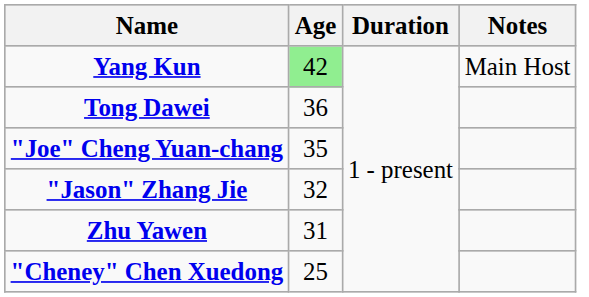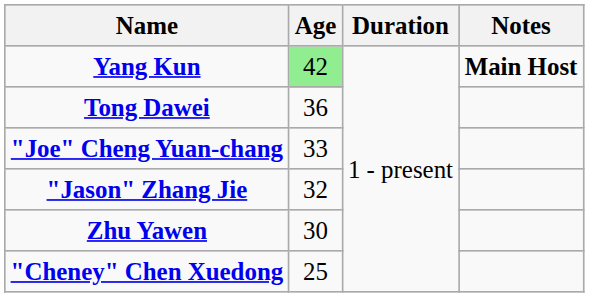(518, 66) normal -> (521, 66) bold
(316, 148) 35 -> (316, 148) 33
(316, 230) 31 -> (316, 230) 30
